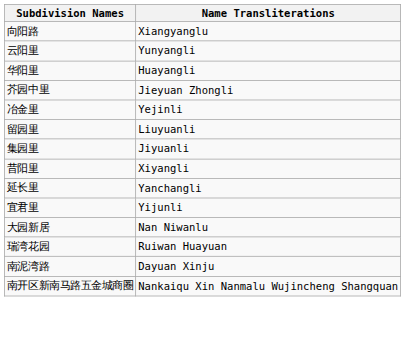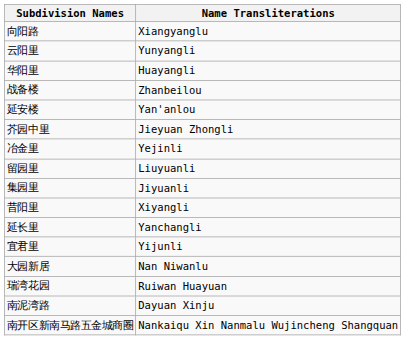+ row: (23, 90)
+ row: (23, 109)
